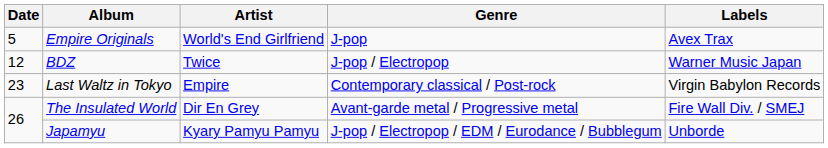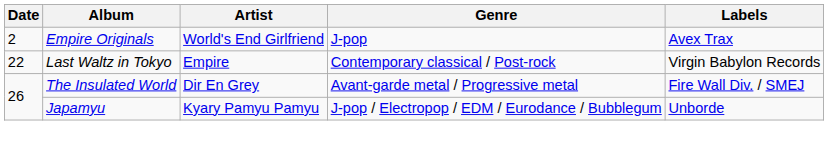(12, 39) 5 -> (12, 39) 2
- row: (61, 62)
(16, 85) 23 -> (16, 62) 22
